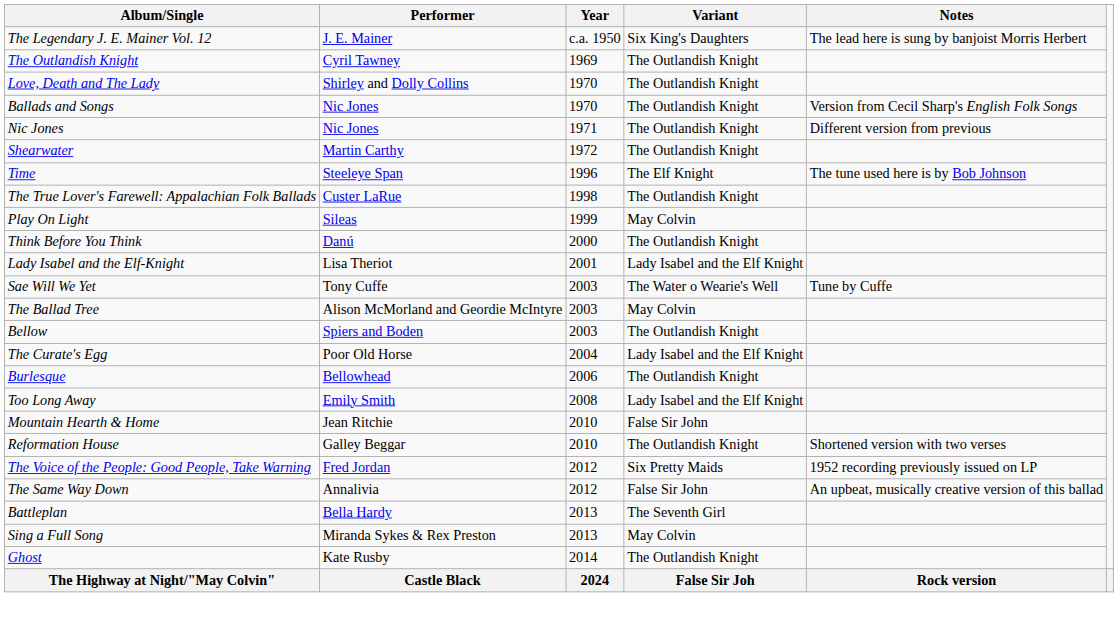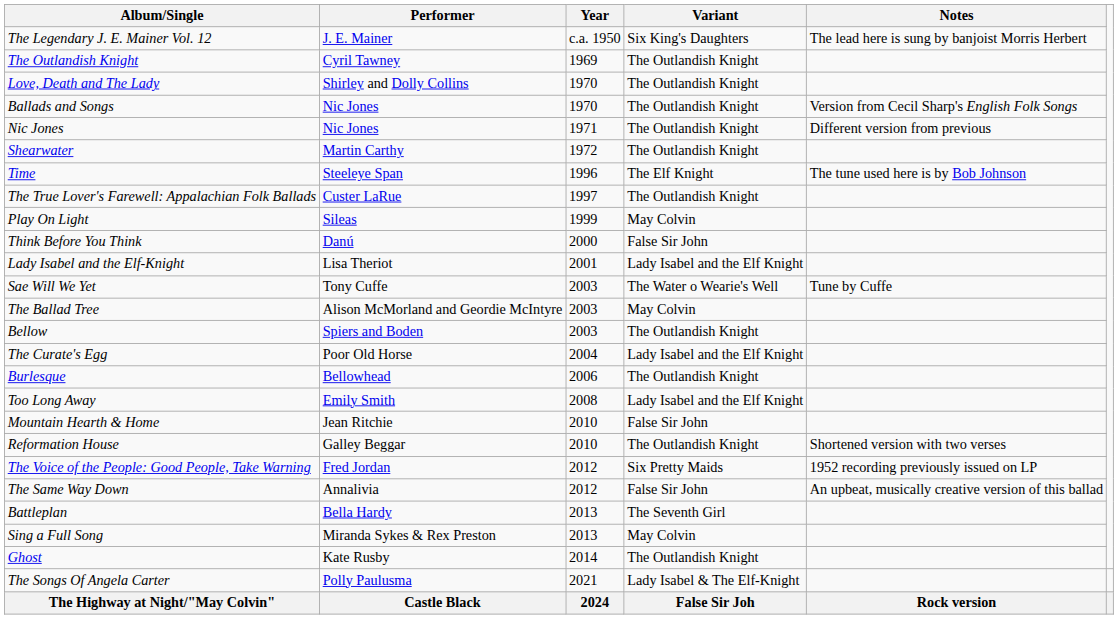(583, 196) 1998 -> (583, 196) 1997
(693, 241) The Outlandish Knight -> (668, 241) False Sir John
+ row: (89, 580)
